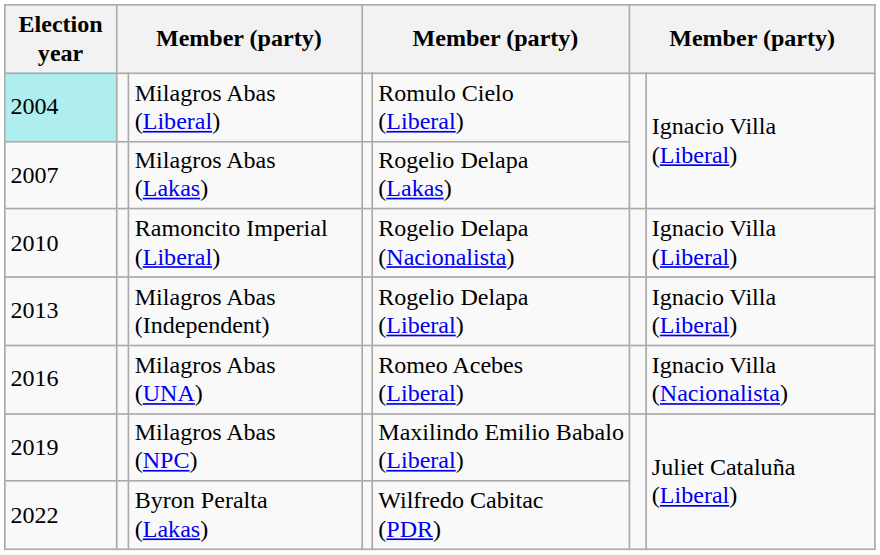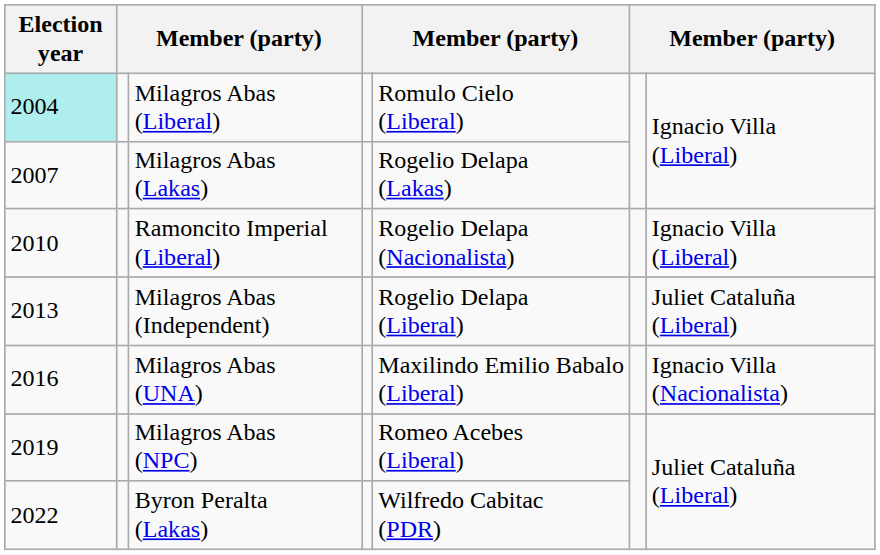(714, 311) Ignacio Villa (Liberal) -> (724, 311) Juliet Cataluña (Liberal)
(451, 379) Romeo Acebes (Liberal) -> (501, 379) Maxilindo Emilio Babalo (Liberal)
(501, 447) Maxilindo Emilio Babalo (Liberal) -> (451, 447) Romeo Acebes (Liberal)
